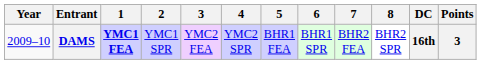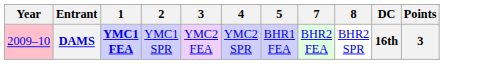- column: (316, 14)
(29, 41) no background -> (29, 41) pink background
